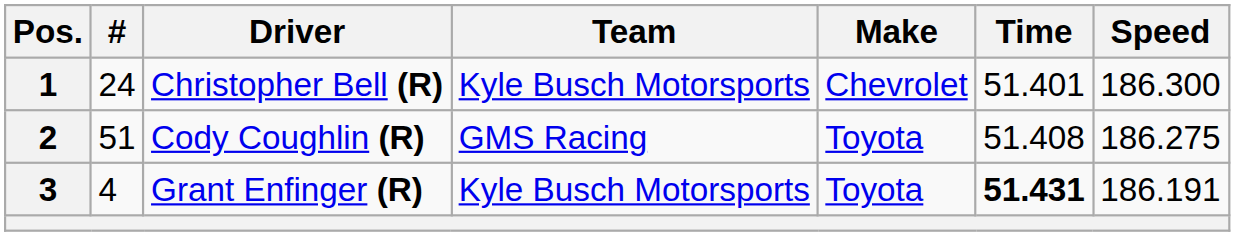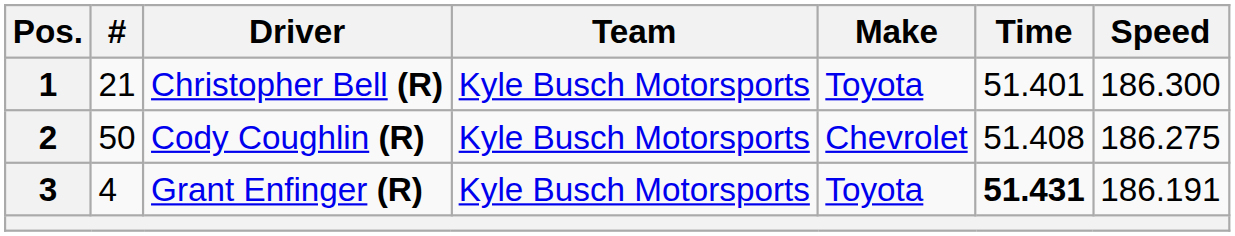(117, 84) 24 -> (117, 84) 21
(896, 84) Chevrolet -> (874, 84) Toyota
(117, 137) 51 -> (117, 137) 50
(553, 137) GMS Racing -> (634, 137) Kyle Busch Motorsports
(874, 137) Toyota -> (896, 137) Chevrolet
